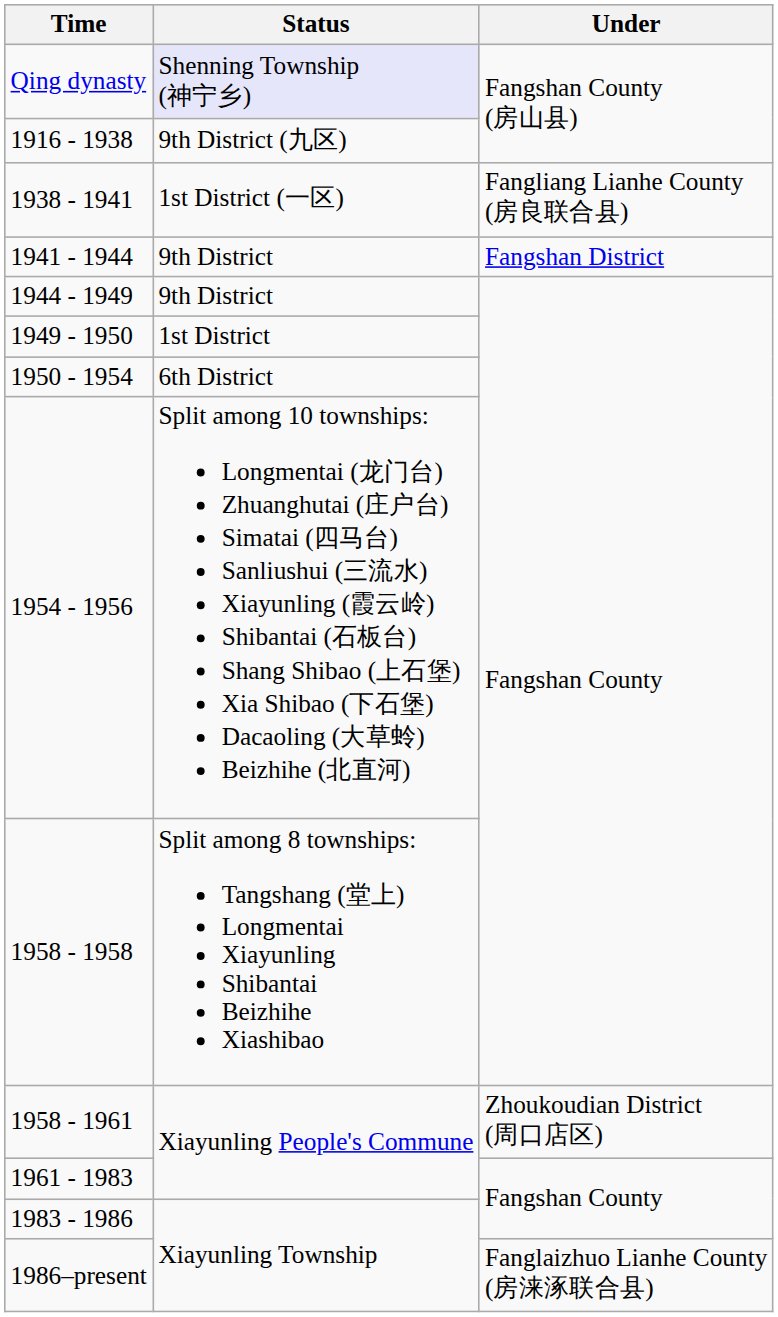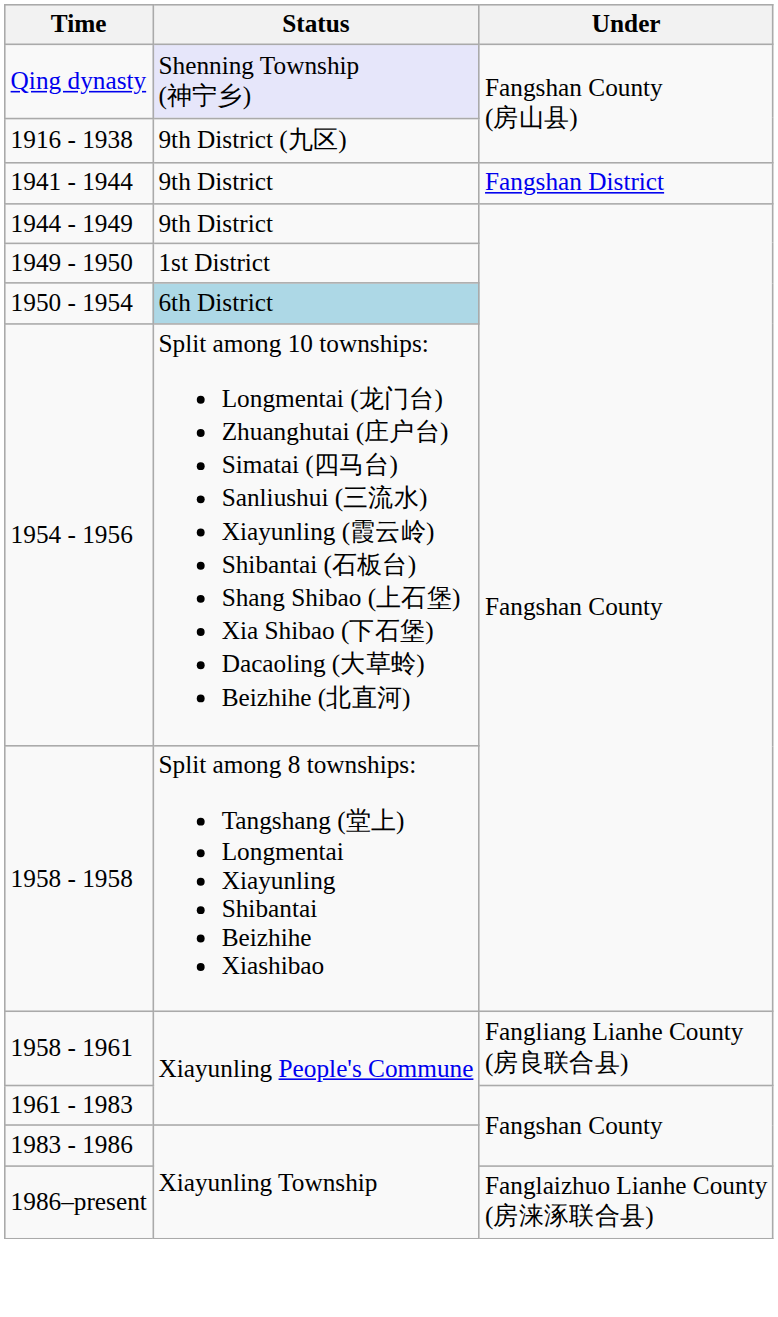- row: (72, 199)
(216, 376) no background -> (216, 303) lightblue background
(594, 1119) Zhoukoudian District (周口店区) -> (614, 1046) Fangliang Lianhe County (房良联合县)
